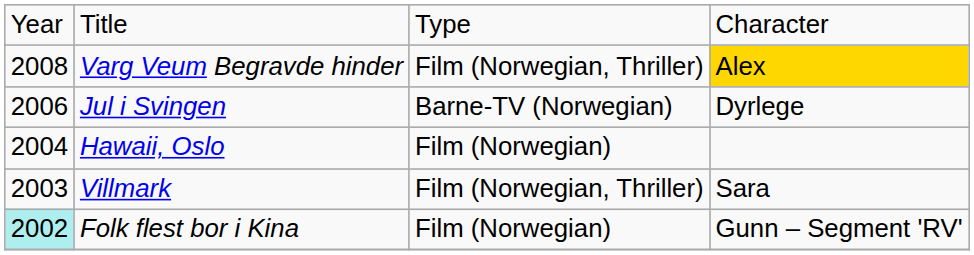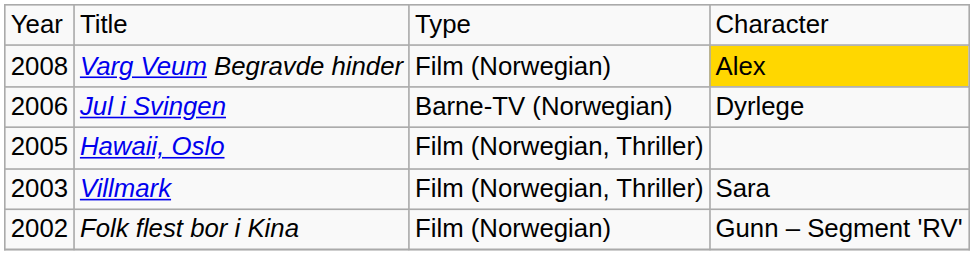(559, 65) Film (Norwegian, Thriller) -> (513, 65) Film (Norwegian)
(39, 147) 2004 -> (39, 147) 2005
(513, 147) Film (Norwegian) -> (559, 147) Film (Norwegian, Thriller)
(39, 229) paleturquoise background -> (39, 229) no background
